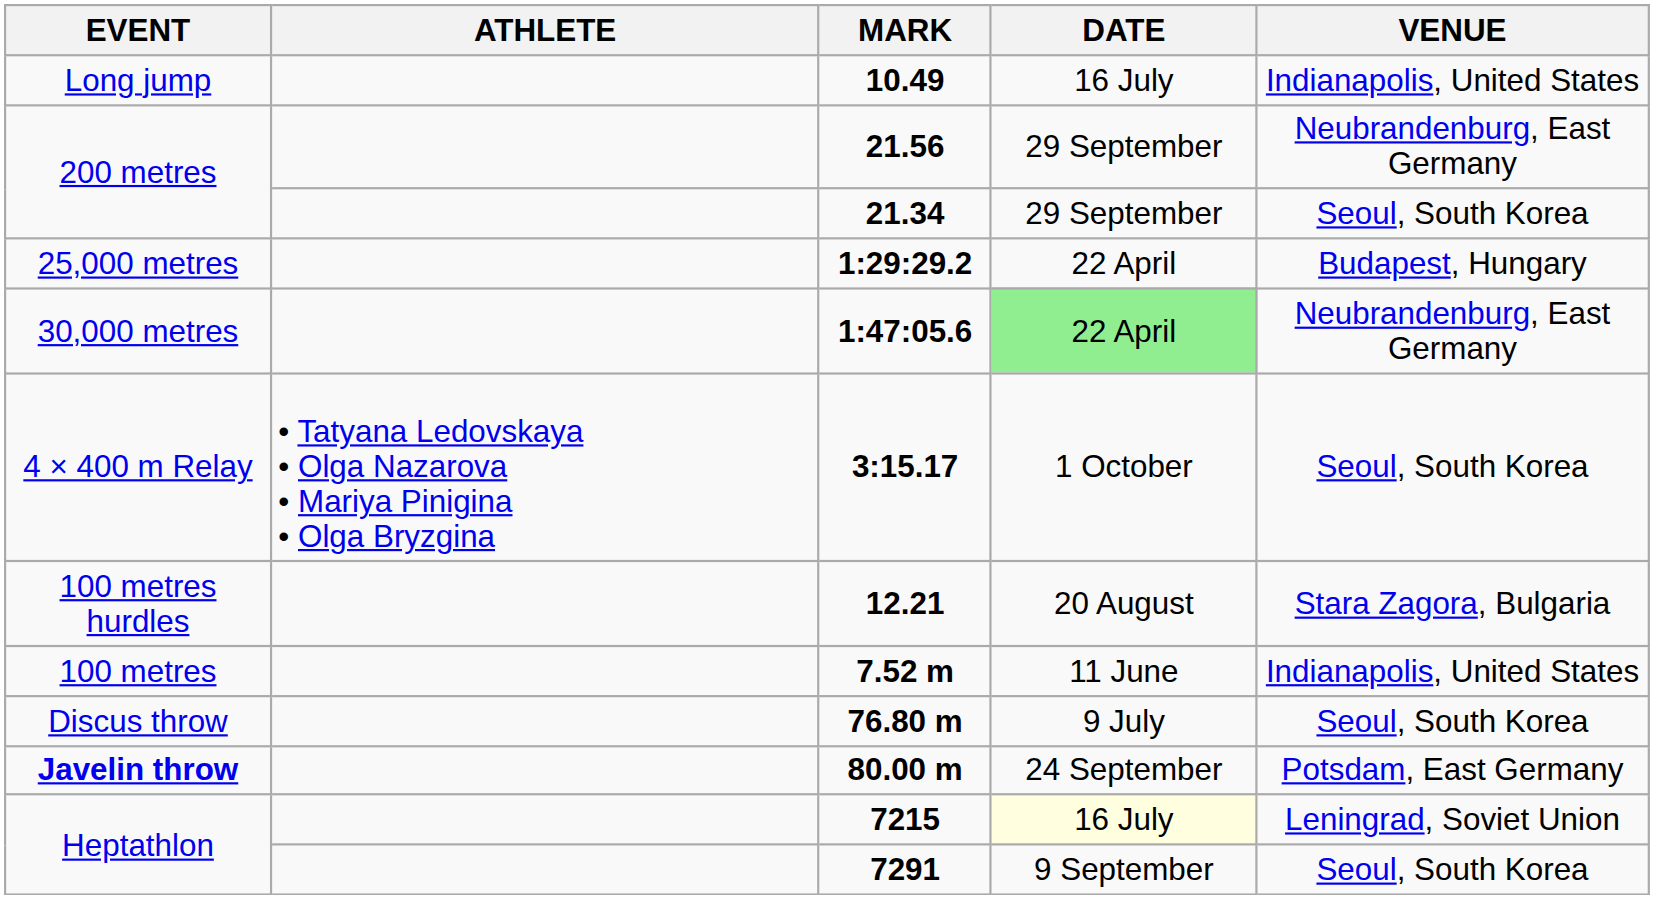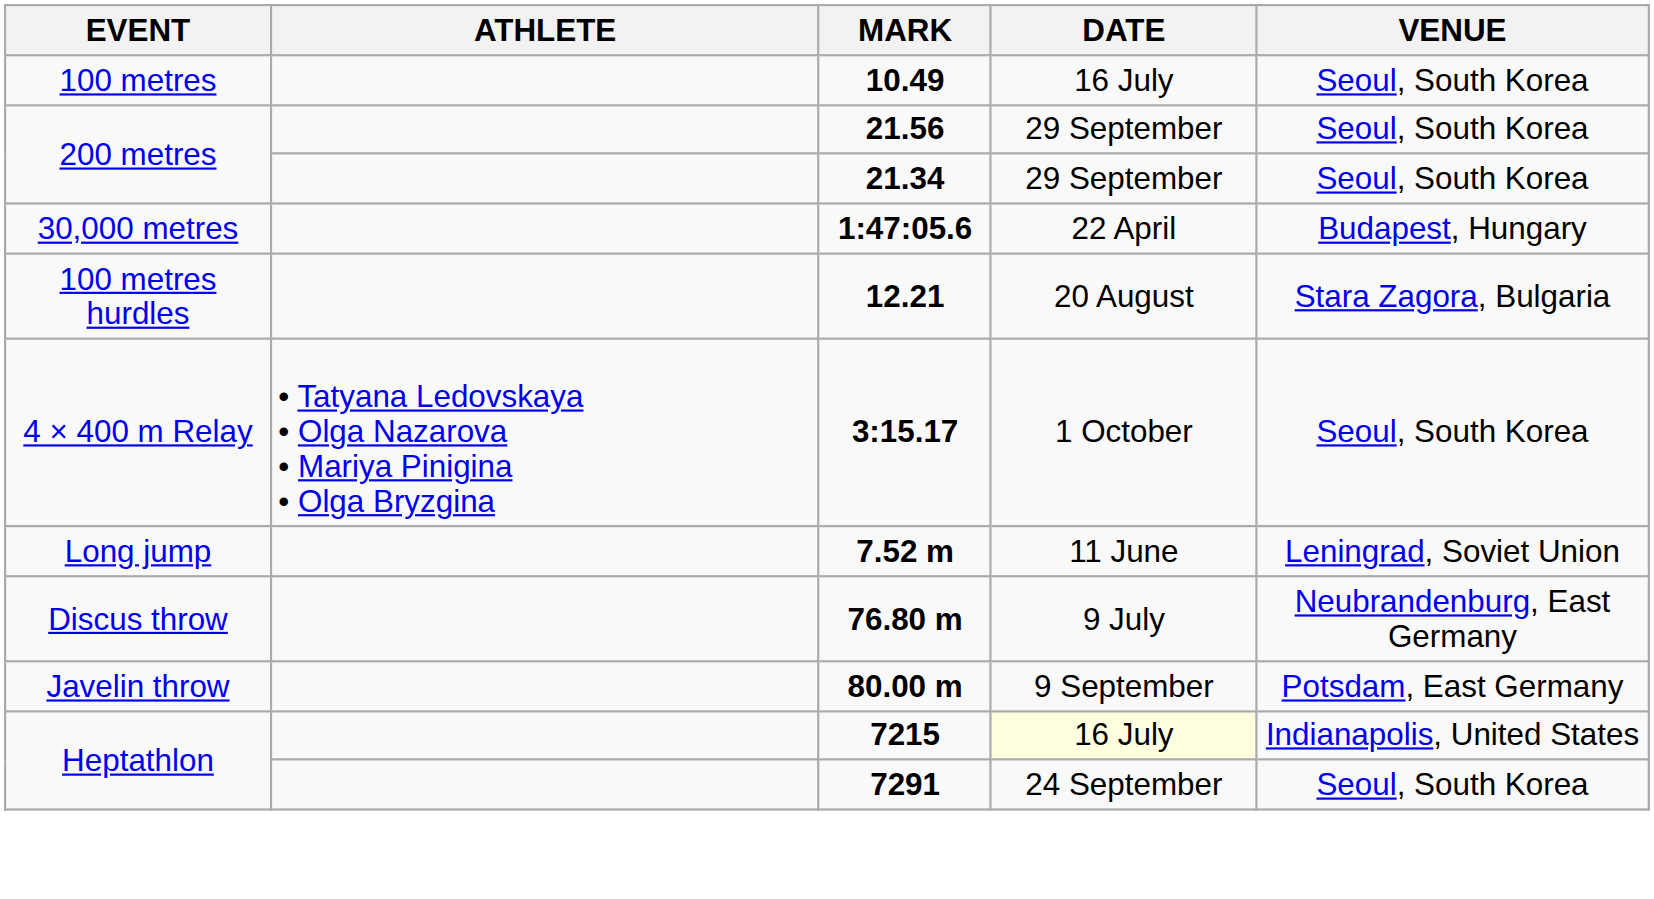(138, 80) Long jump -> (138, 80) 100 metres
(1452, 80) Indianapolis, United States -> (1452, 80) Seoul, South Korea
(1452, 147) Neubrandenburg, East Germany -> (1452, 129) Seoul, South Korea
- row: (905, 264)
(1124, 331) lightgreen background -> (1124, 229) no background
(1452, 331) Neubrandenburg, East Germany -> (1452, 229) Budapest, Hungary
rows swapped: (905, 604) <-> (905, 467)
(138, 671) 100 metres -> (138, 552) Long jump
(1452, 671) Indianapolis, United States -> (1452, 552) Leningrad, Soviet Union
(1452, 721) Seoul, South Korea -> (1452, 619) Neubrandenburg, East Germany
(138, 770) bold -> (138, 686) normal
(1124, 770) 24 September -> (1124, 686) 9 September
(1452, 820) Leningrad, Soviet Union -> (1452, 736) Indianapolis, United States
(1124, 870) 9 September -> (1124, 785) 24 September
